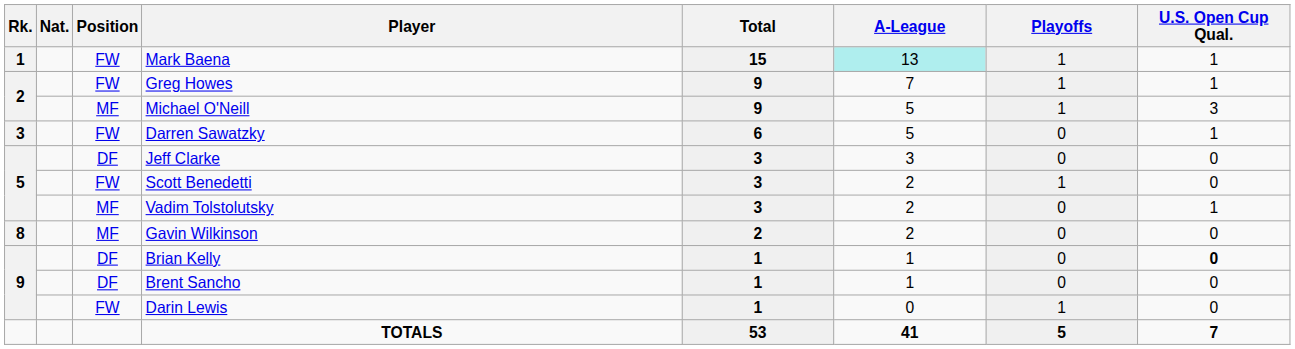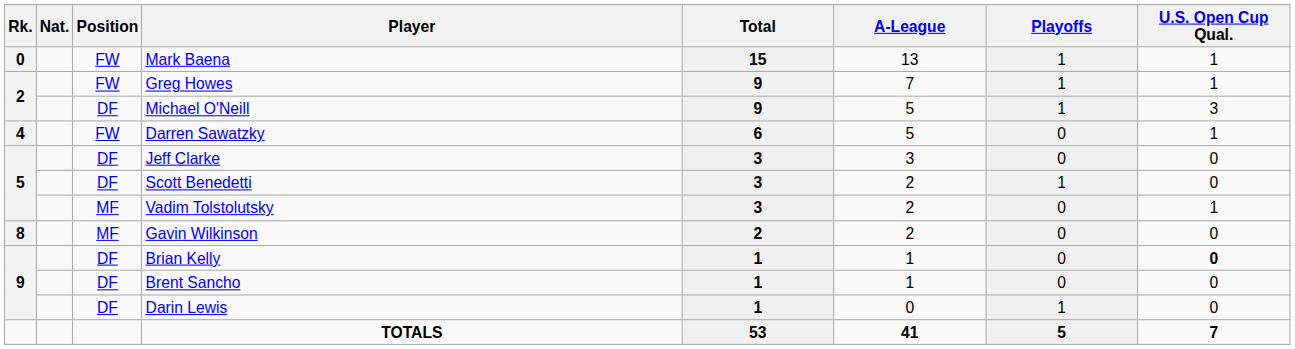(20, 59) 1 -> (20, 59) 0
(910, 59) paleturquoise background -> (910, 59) no background
(107, 109) MF -> (107, 109) DF
(20, 134) 3 -> (20, 134) 4
(107, 183) FW -> (107, 183) DF
(107, 307) FW -> (107, 307) DF
